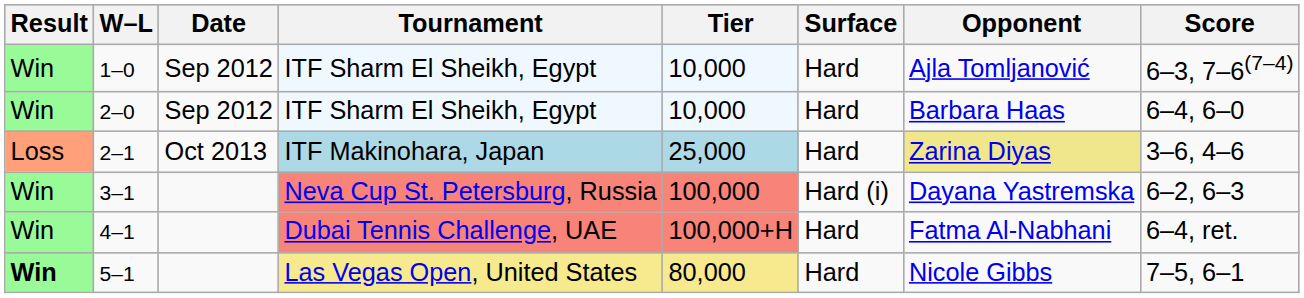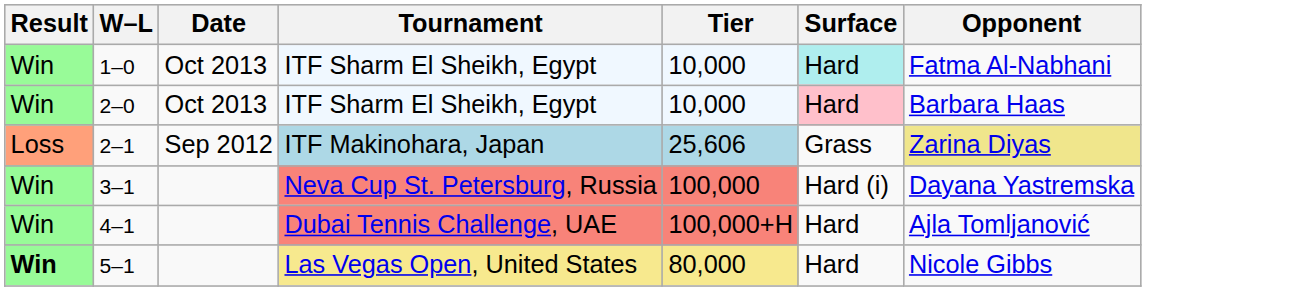- column: (1220, 24)
(219, 68) Sep 2012 -> (216, 64) Oct 2013
(832, 68) no background -> (832, 64) paleturquoise background
(999, 68) Ajla Tomljanović -> (1010, 64) Fatma Al-Nabhani
(219, 111) Sep 2012 -> (216, 104) Oct 2013
(832, 111) no background -> (832, 104) pink background
(216, 151) Oct 2013 -> (219, 144) Sep 2012
(707, 151) 25,000 -> (707, 144) 25,606
(832, 151) Hard -> (838, 144) Grass
(1010, 231) Fatma Al-Nabhani -> (999, 225) Ajla Tomljanović
